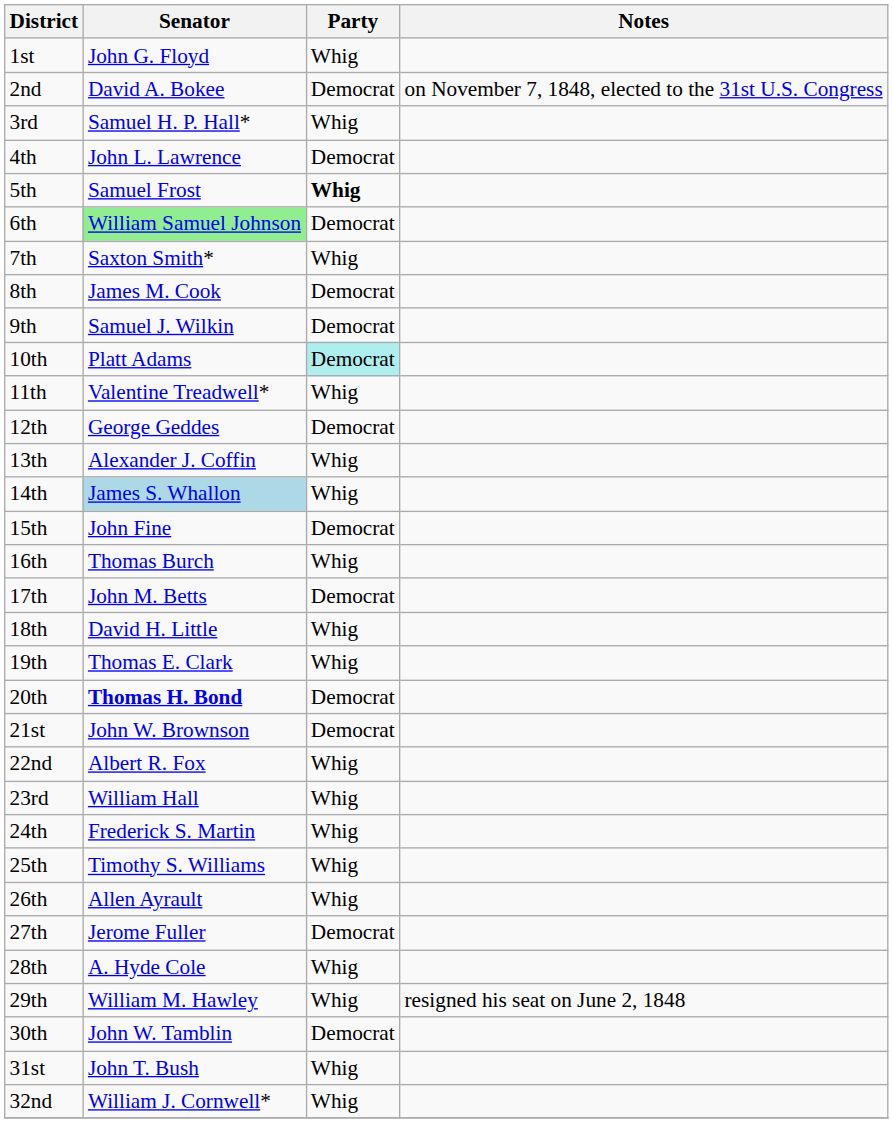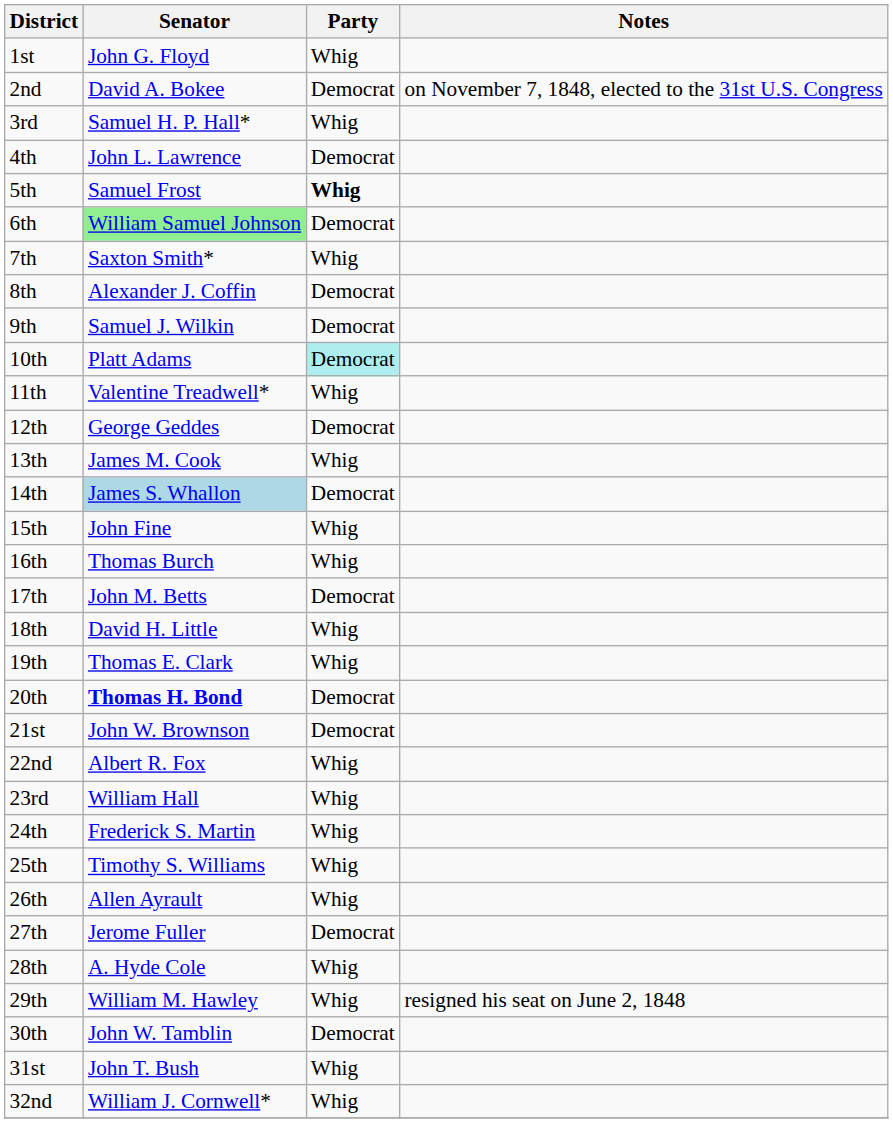(154, 291) James M. Cook -> (172, 291) Alexander J. Coffin
(172, 460) Alexander J. Coffin -> (154, 460) James M. Cook
(334, 493) Whig -> (353, 493) Democrat
(353, 527) Democrat -> (334, 527) Whig
